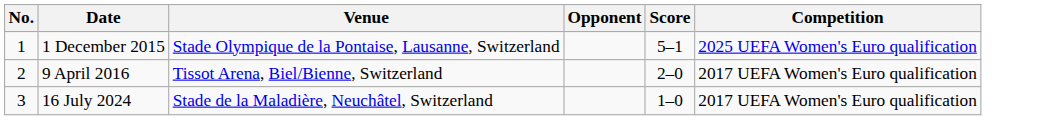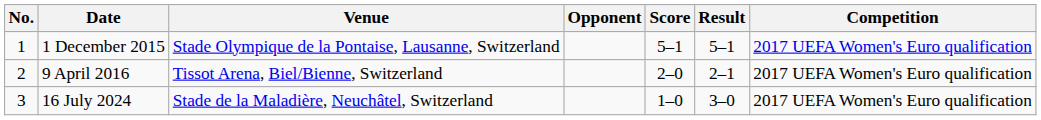+ column: (722, 18)
(838, 45) 2025 UEFA Women's Euro qualification -> (893, 45) 2017 UEFA Women's Euro qualification
